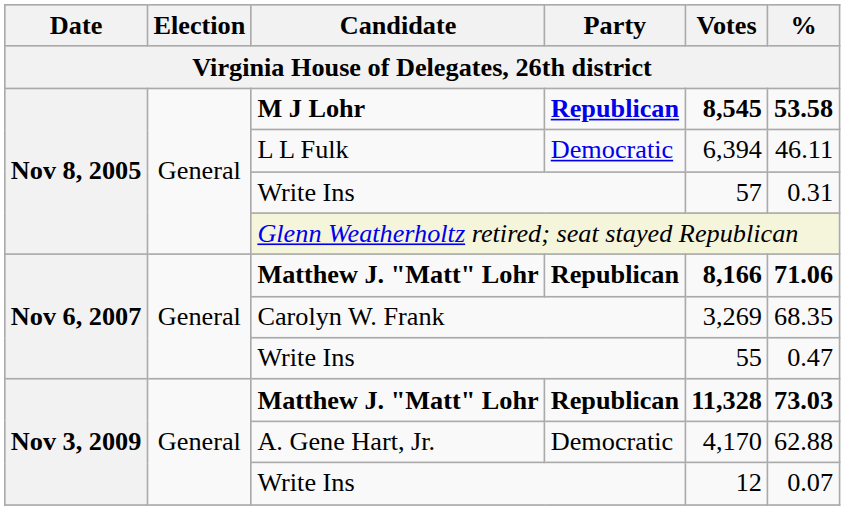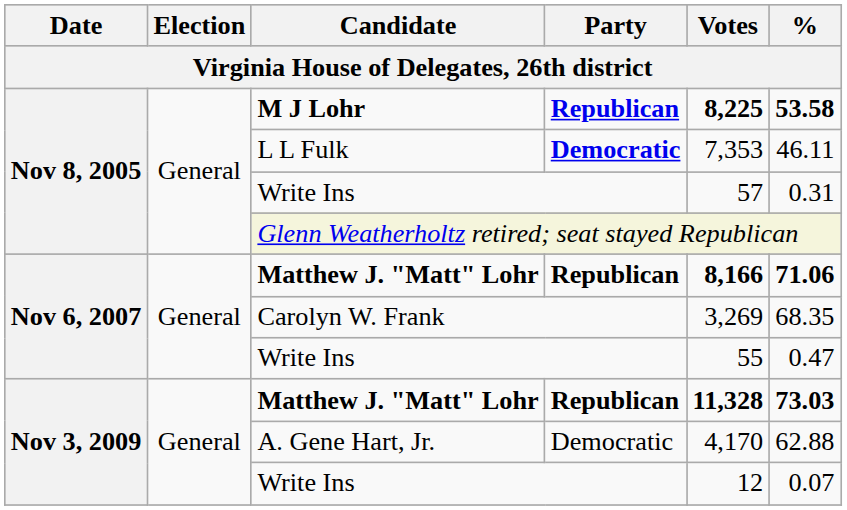(732, 108) 8,545 -> (734, 108) 8,225
(612, 150) normal -> (616, 150) bold
(732, 150) 6,394 -> (734, 150) 7,353
